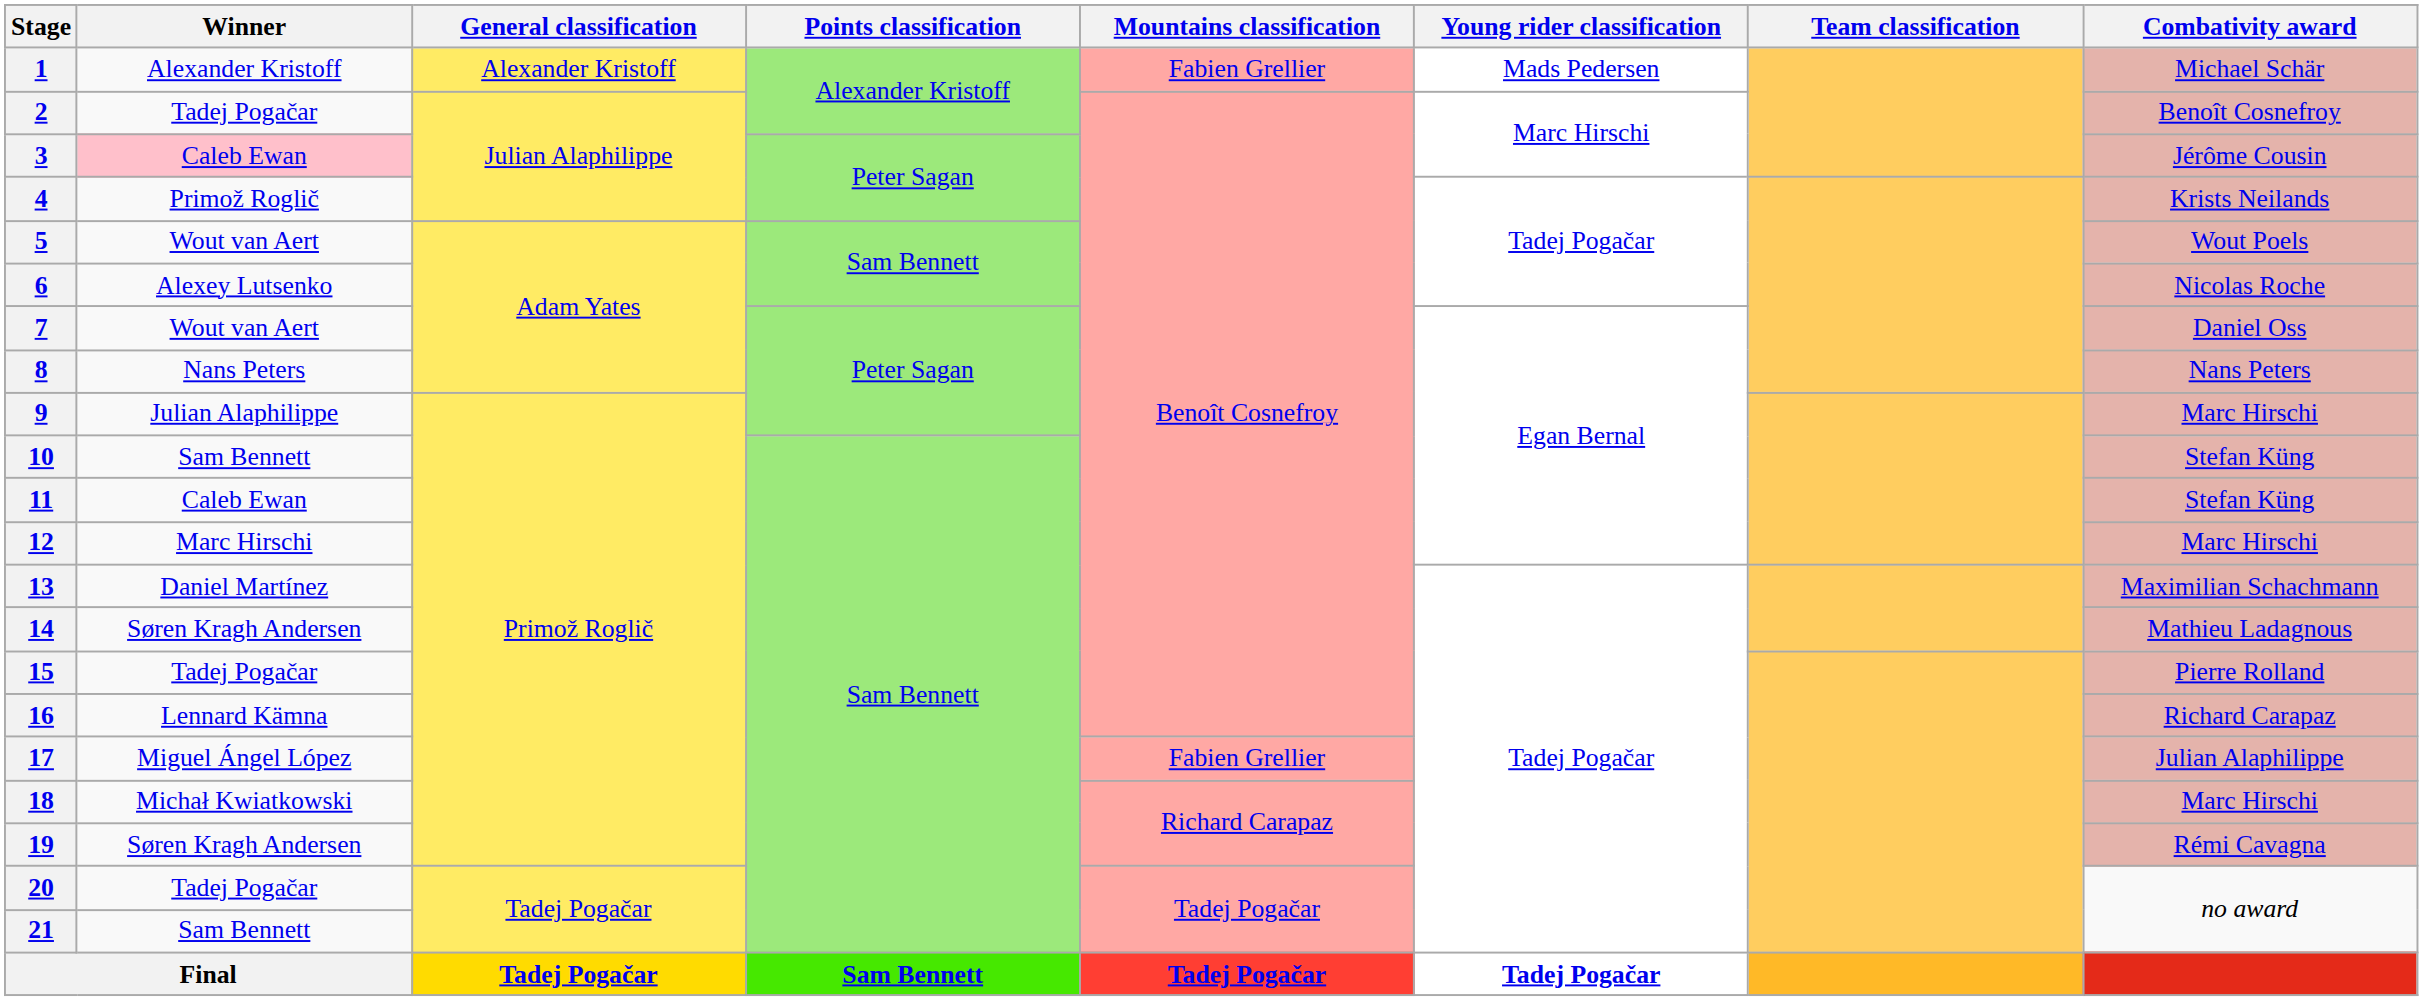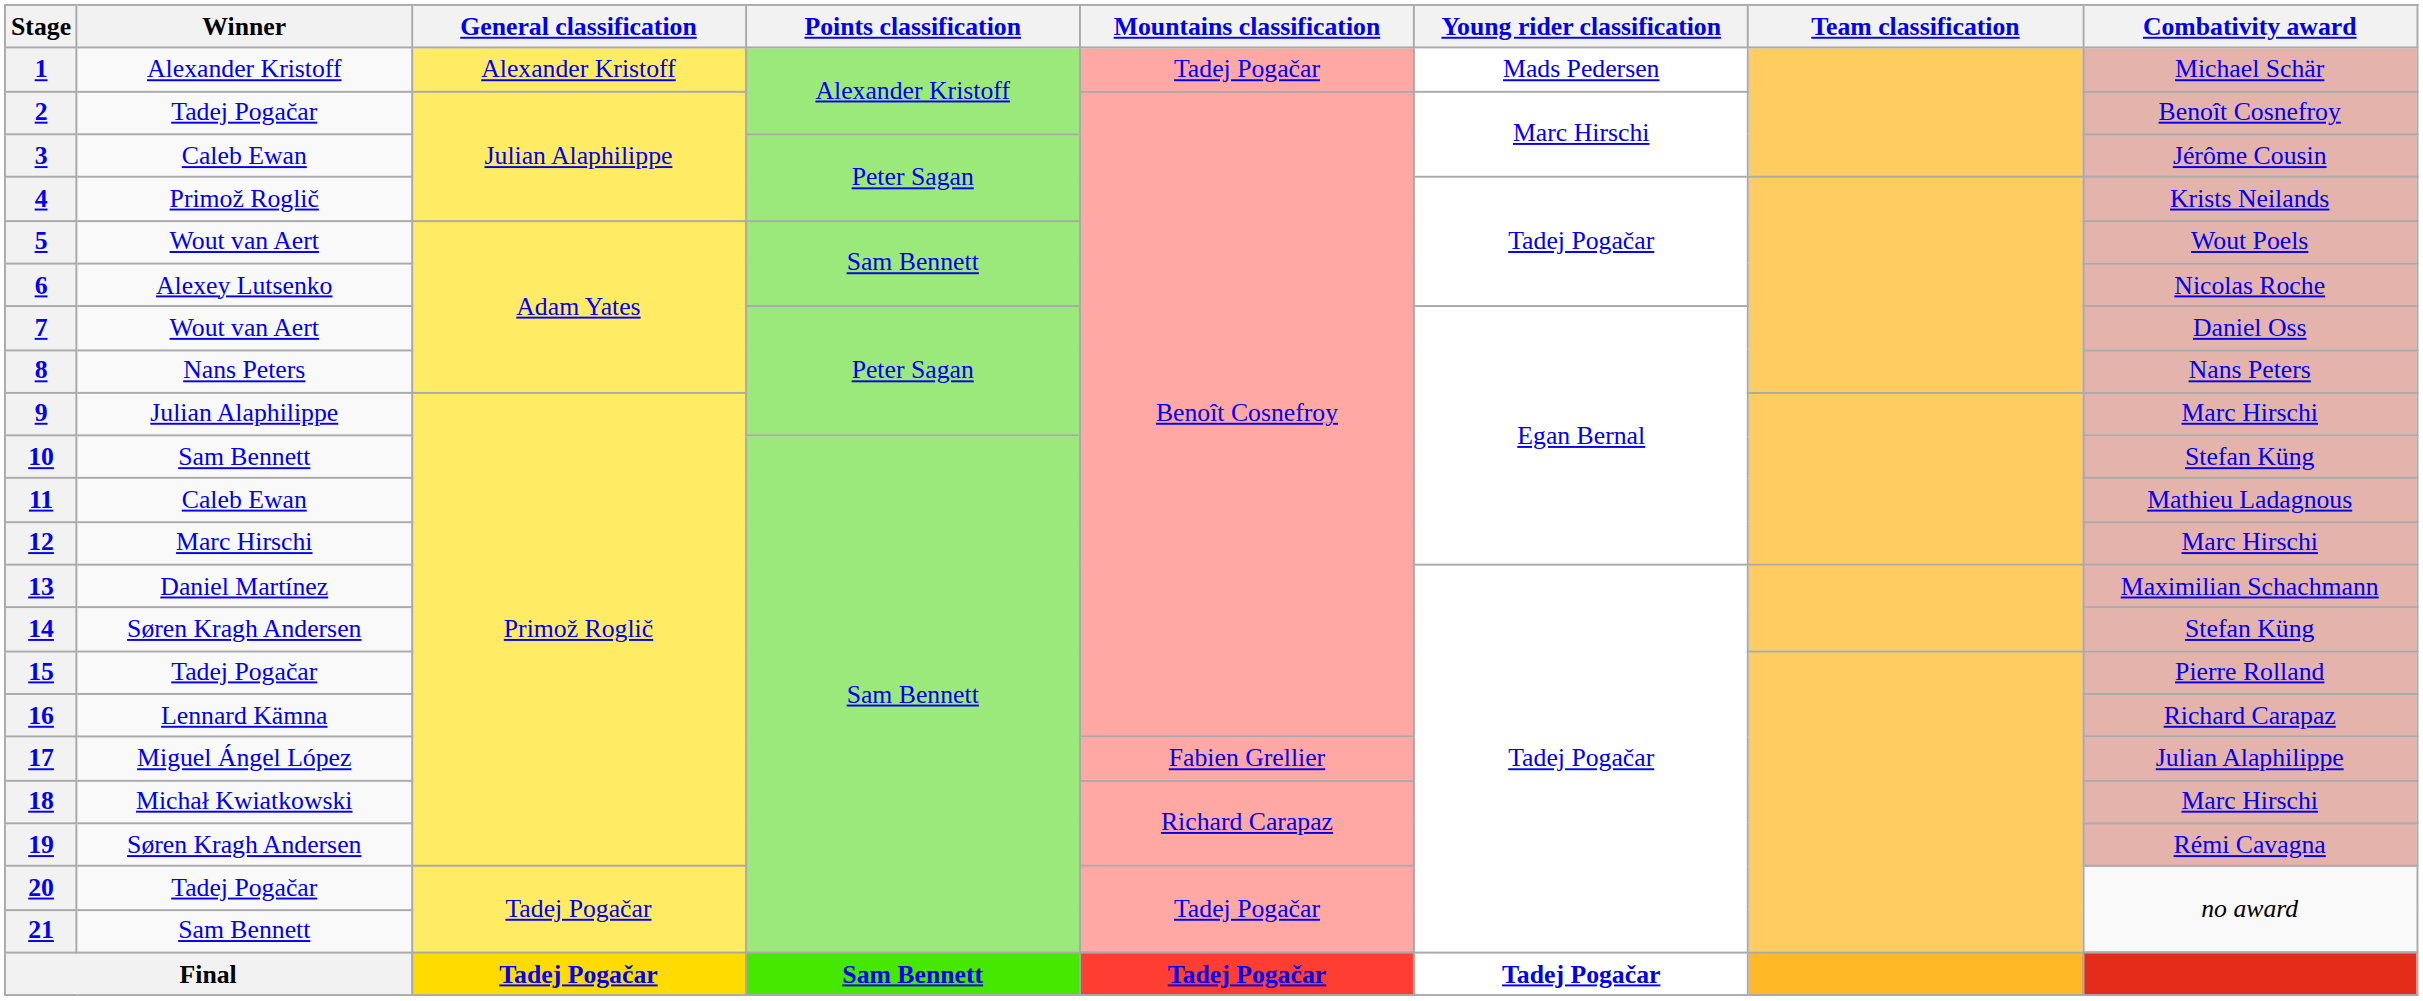(1247, 69) Fabien Grellier -> (1247, 69) Tadej Pogačar
(244, 155) pink background -> (244, 155) no background
(2250, 500) Stefan Küng -> (2250, 500) Mathieu Ladagnous
(2250, 629) Mathieu Ladagnous -> (2250, 629) Stefan Küng
